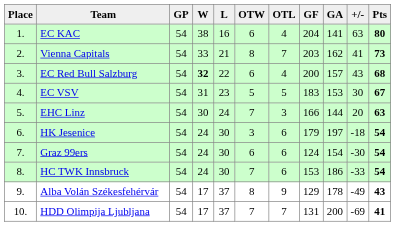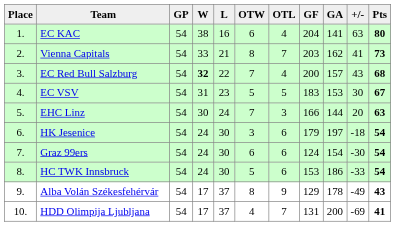(252, 73) 6 -> (252, 73) 7
(252, 172) 7 -> (252, 172) 5
(252, 211) 7 -> (252, 211) 4
